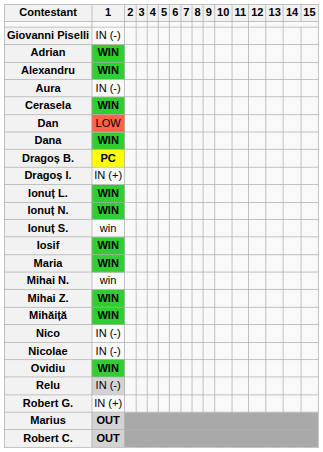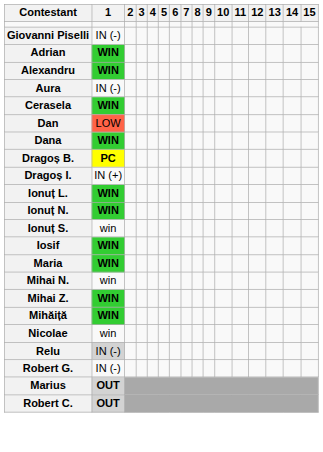- row: (48, 333)
(108, 351) IN (-) -> (108, 333) win
- row: (48, 368)
(108, 403) IN (+) -> (108, 368) IN (-)
